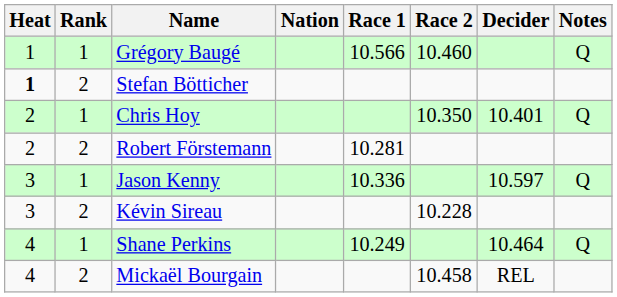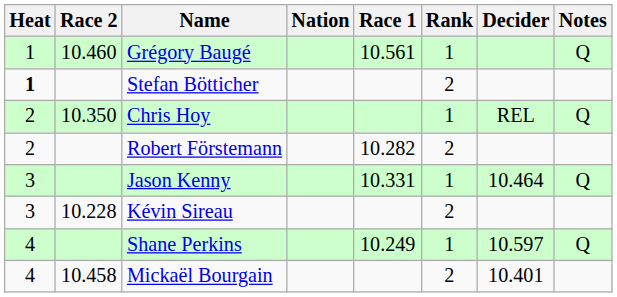columns swapped: (84, 20) <-> (444, 20)
(377, 52) 10.566 -> (388, 52) 10.561
(516, 116) 10.401 -> (516, 116) REL
(377, 148) 10.281 -> (388, 148) 10.282
(377, 180) 10.336 -> (388, 180) 10.331
(516, 180) 10.597 -> (516, 180) 10.464
(516, 244) 10.464 -> (516, 244) 10.597
(516, 276) REL -> (516, 276) 10.401
